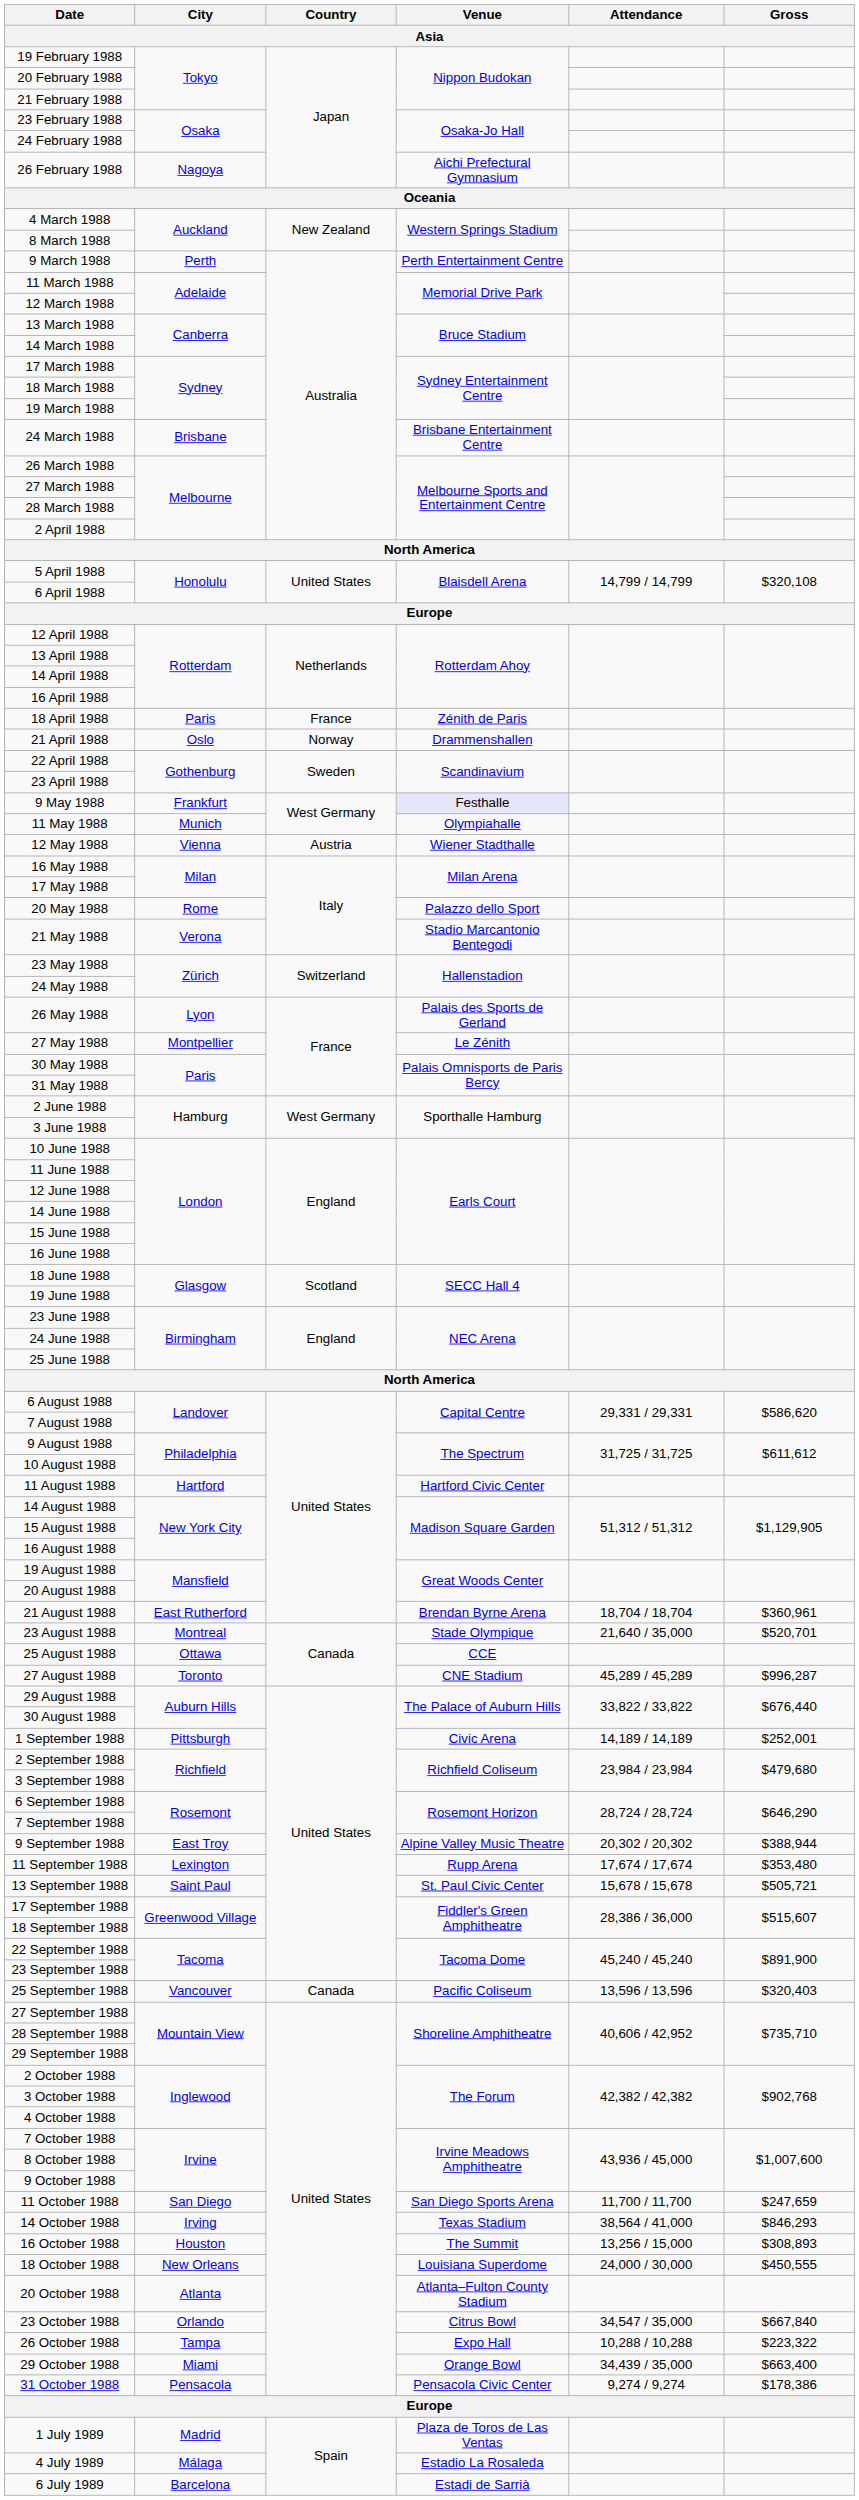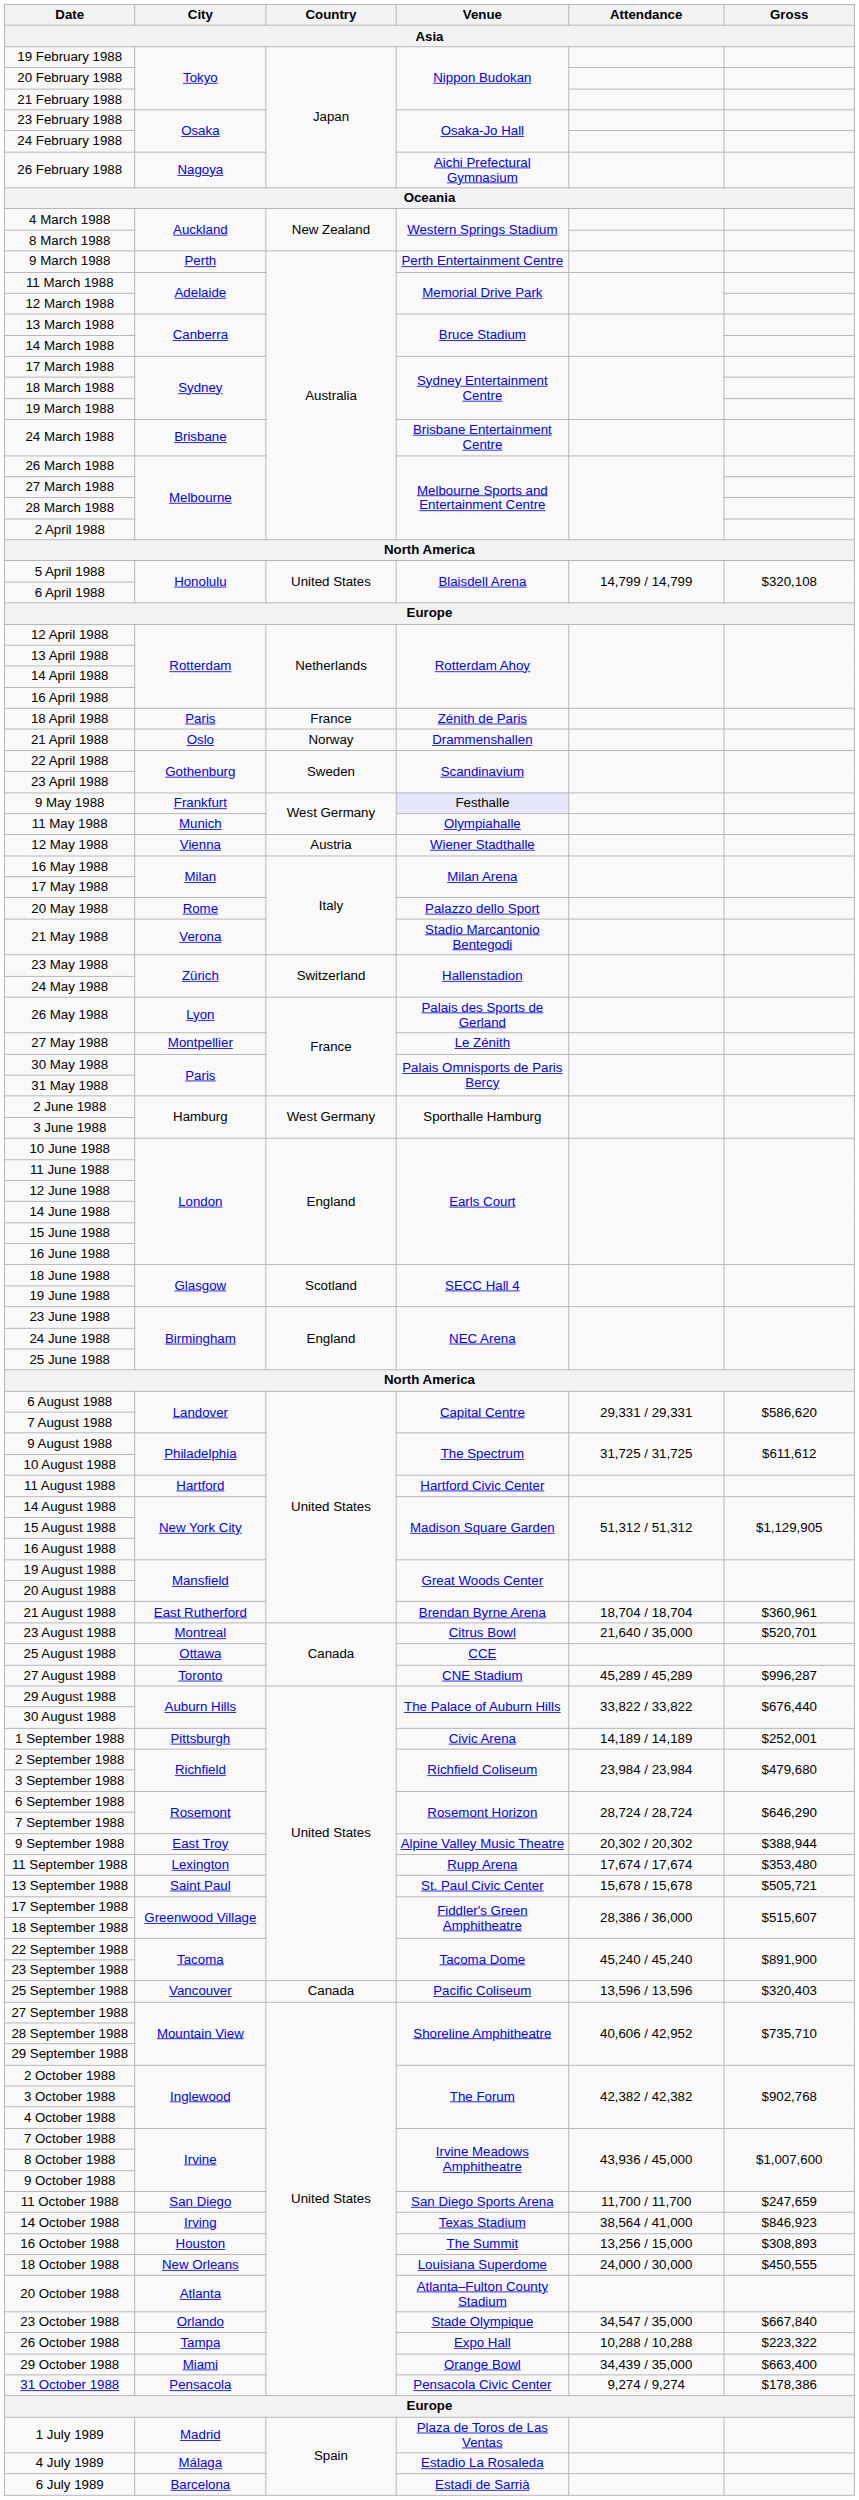(482, 1633) Stade Olympique -> (482, 1633) Citrus Bowl
(789, 2223) $846,293 -> (789, 2223) $846,923
(482, 2322) Citrus Bowl -> (482, 2322) Stade Olympique
